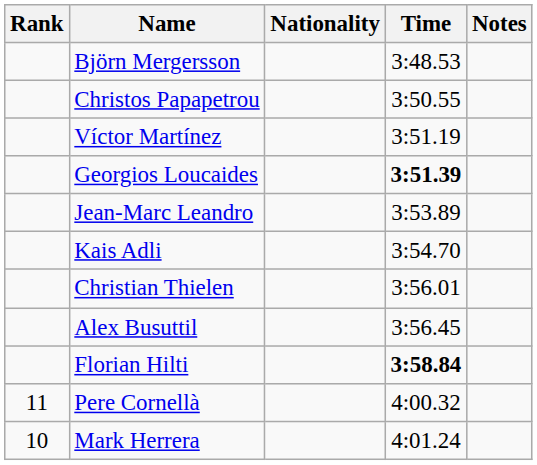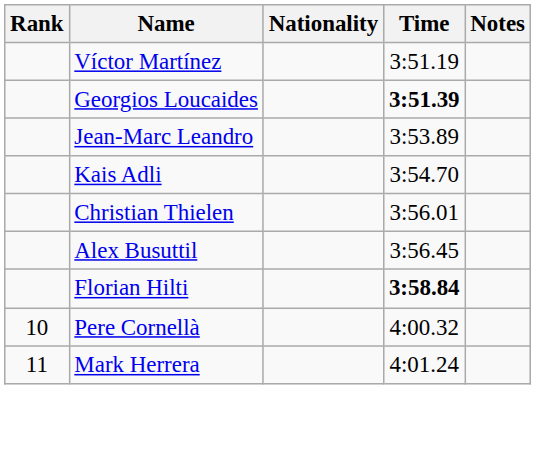- row: (157, 61)
- row: (167, 99)
(37, 402) 11 -> (37, 326) 10
(37, 439) 10 -> (37, 364) 11
